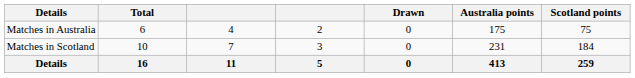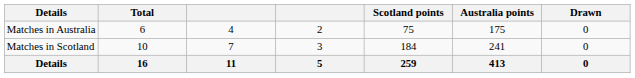columns swapped: (408, 13) <-> (586, 13)
(497, 47) 231 -> (497, 47) 241
